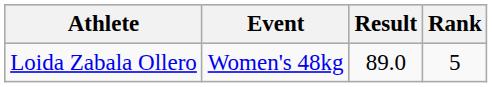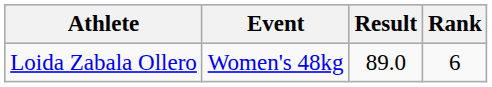(455, 61) 5 -> (455, 61) 6
